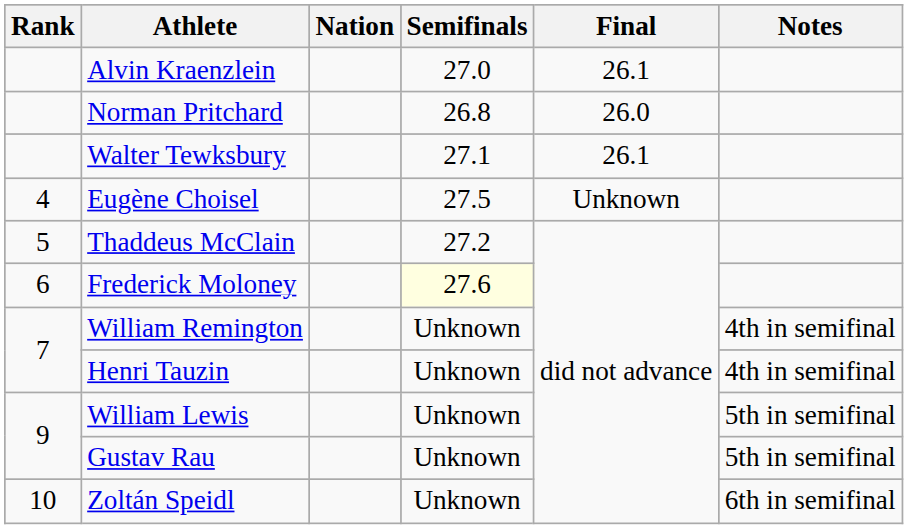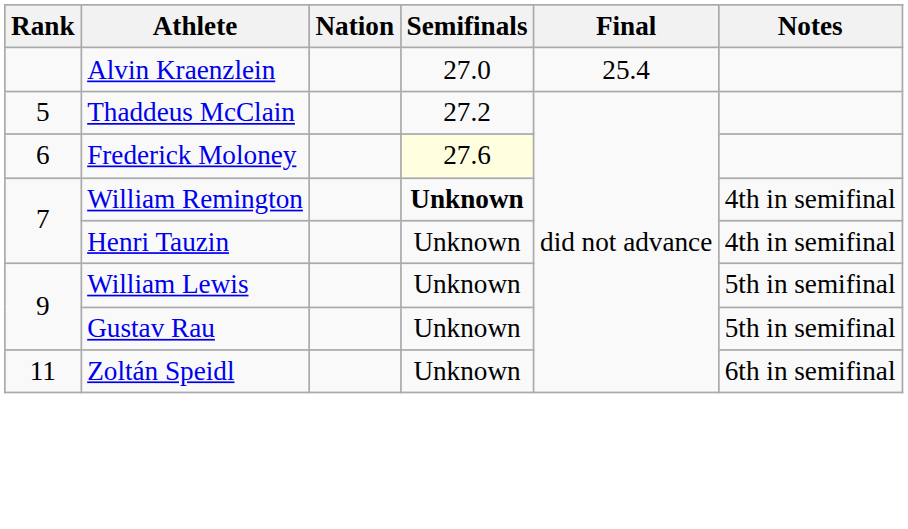(626, 69) 26.1 -> (626, 69) 25.4
- row: (185, 112)
- row: (186, 155)
- row: (173, 198)
(467, 328) normal -> (467, 198) bold
(43, 500) 10 -> (43, 371) 11
